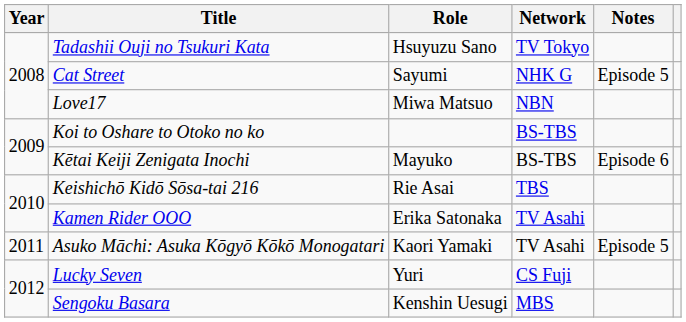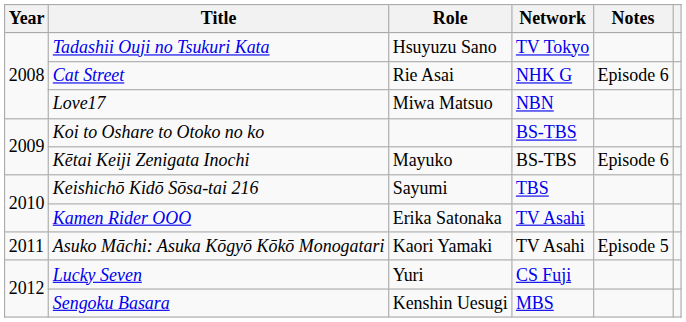(420, 75) Sayumi -> (423, 75) Rie Asai
(633, 75) Episode 5 -> (633, 75) Episode 6
(423, 189) Rie Asai -> (420, 189) Sayumi
